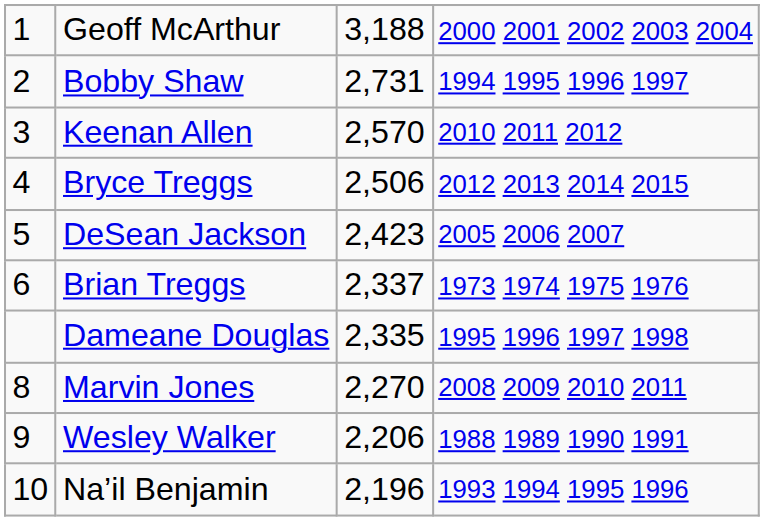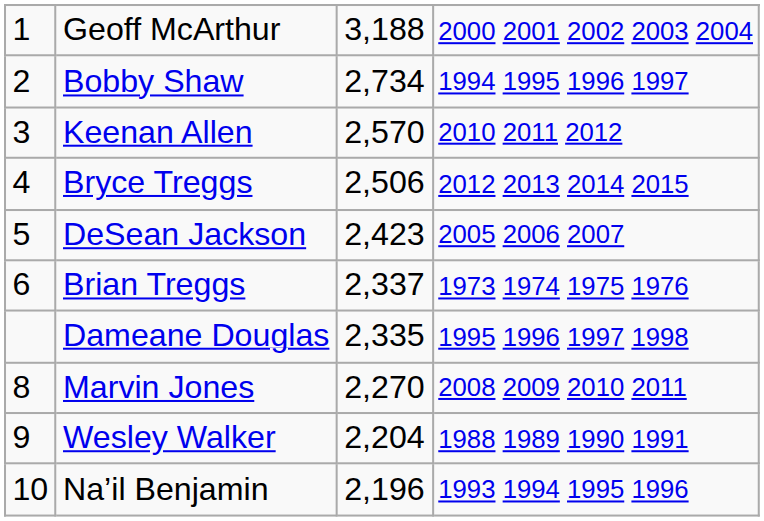(384, 81) 2,731 -> (384, 81) 2,734
(384, 438) 2,206 -> (384, 438) 2,204
